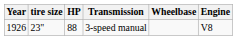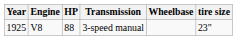columns swapped: (215, 12) <-> (47, 12)
(16, 27) 1926 -> (16, 27) 1925
